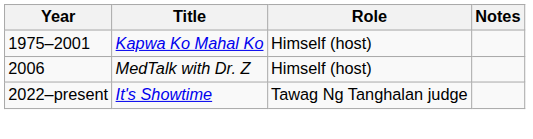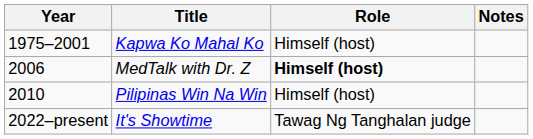(321, 69) normal -> (329, 69) bold
+ row: (191, 95)
